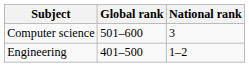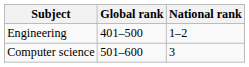rows swapped: (51, 33) <-> (37, 52)
